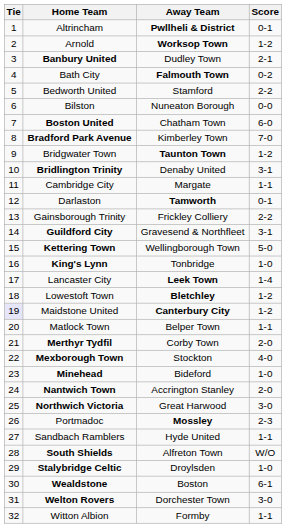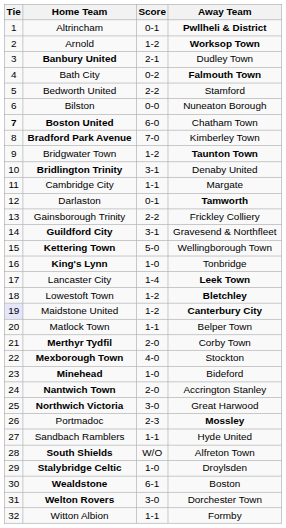columns swapped: (265, 12) <-> (193, 12)
(14, 122) normal -> (14, 122) bold
